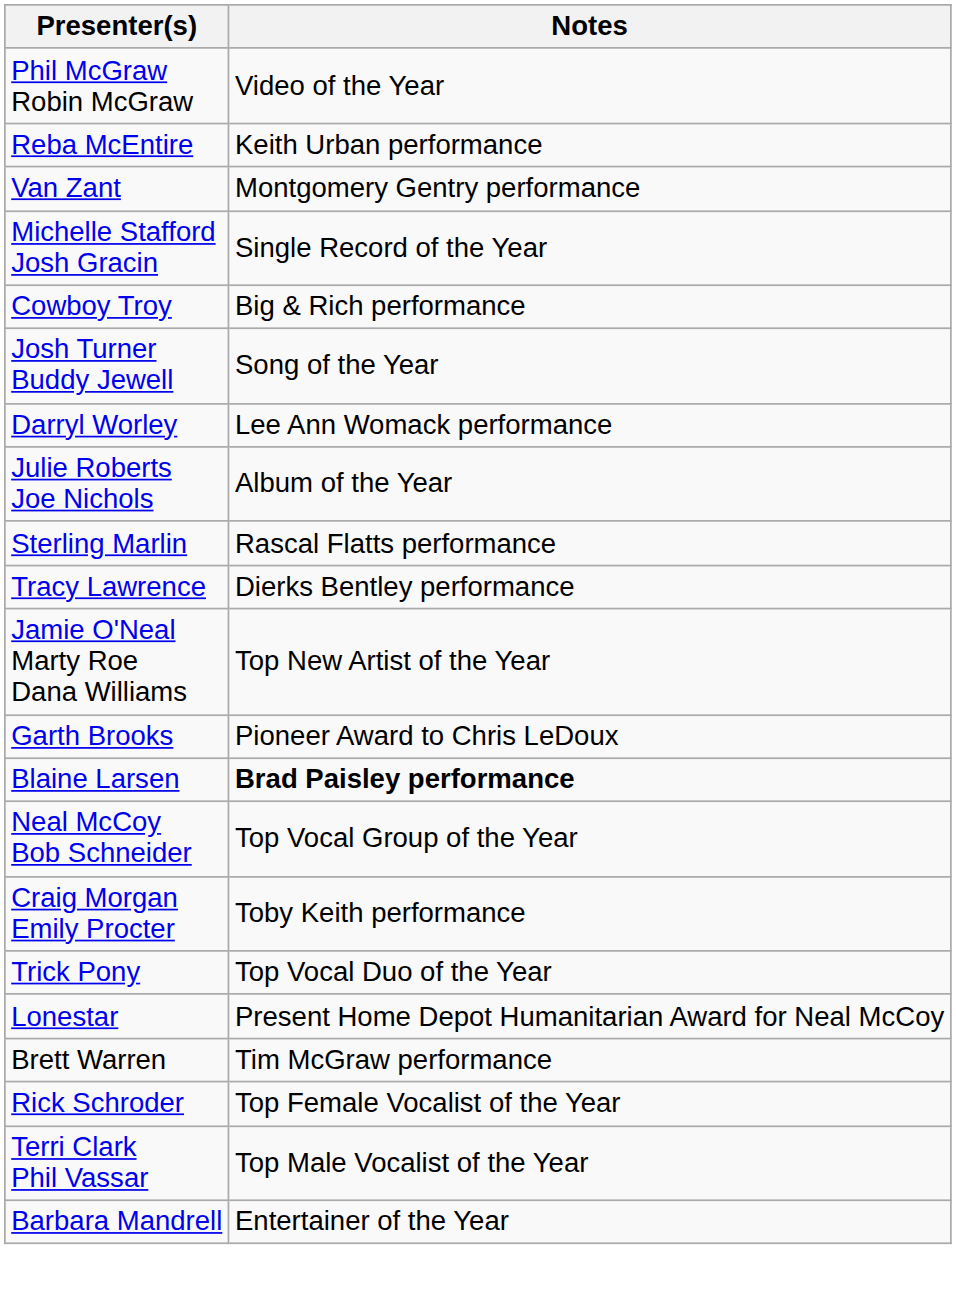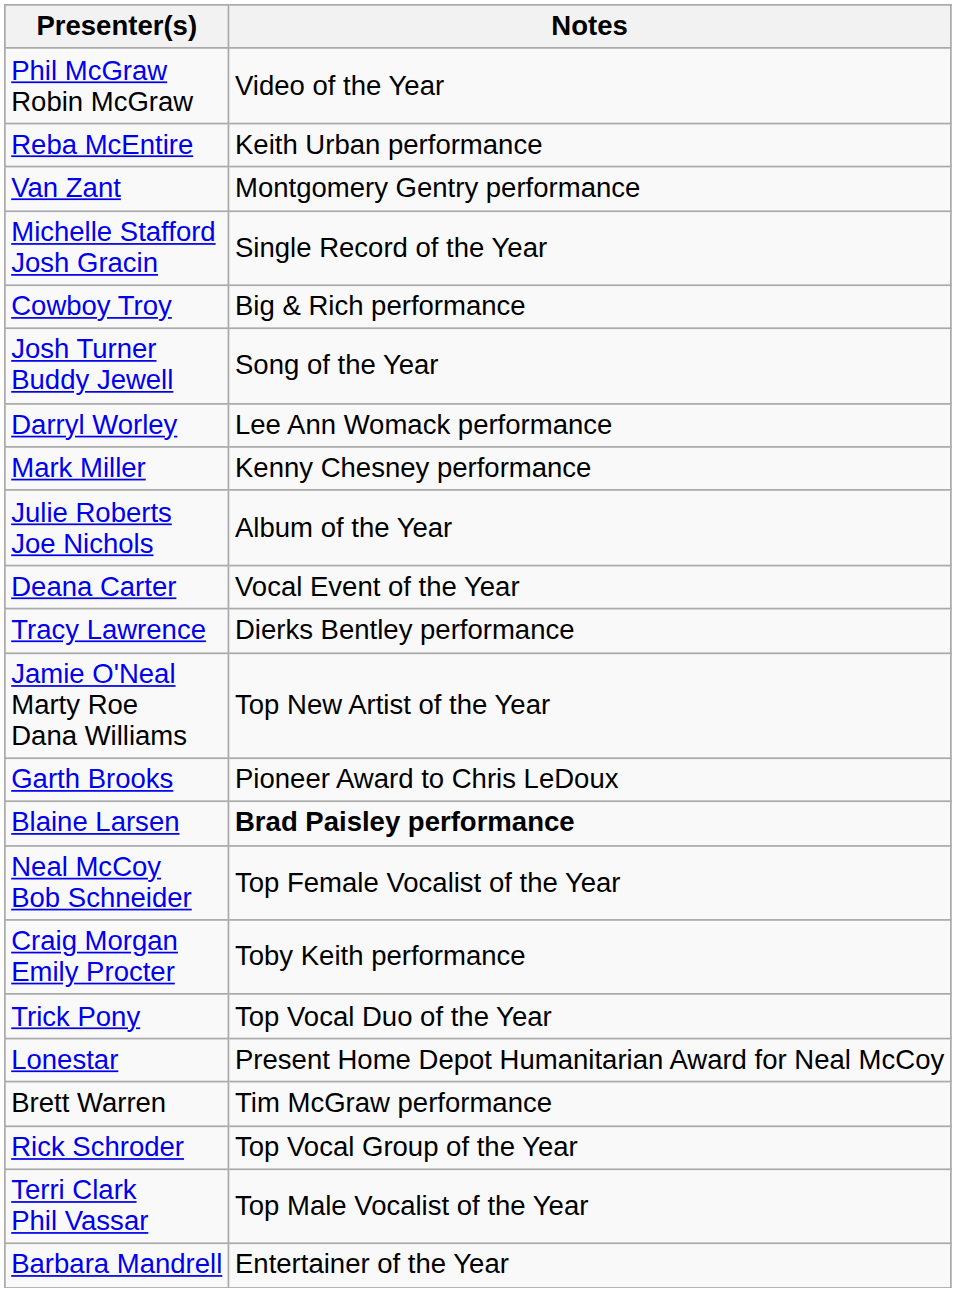+ row: (78, 468)
- row: (99, 542)
+ row: (94, 586)
(406, 838) Top Vocal Group of the Year -> (428, 882) Top Female Vocalist of the Year
(428, 1103) Top Female Vocalist of the Year -> (406, 1146) Top Vocal Group of the Year
